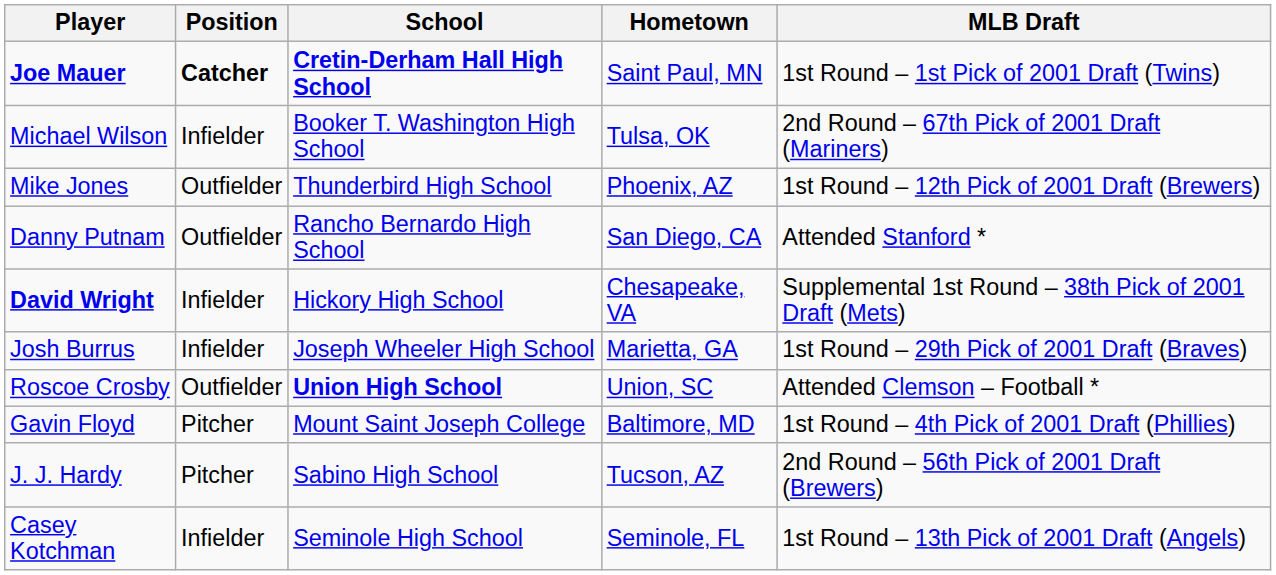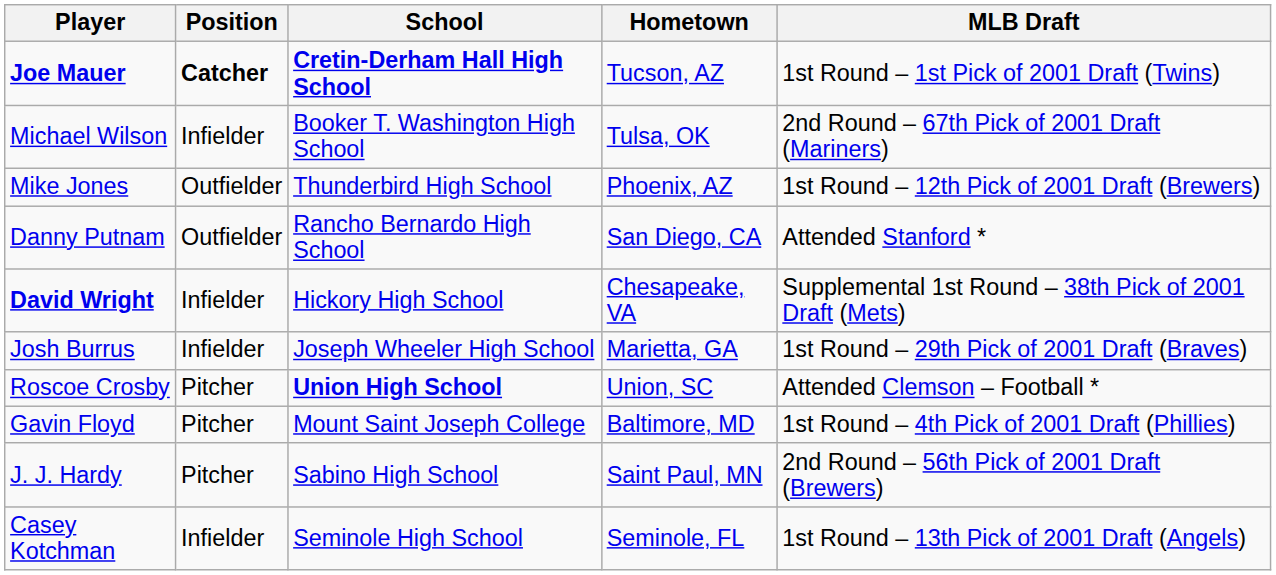(685, 73) Saint Paul, MN -> (665, 73) Tucson, AZ
(232, 387) Outfielder -> (217, 387) Pitcher
(665, 474) Tucson, AZ -> (685, 474) Saint Paul, MN
